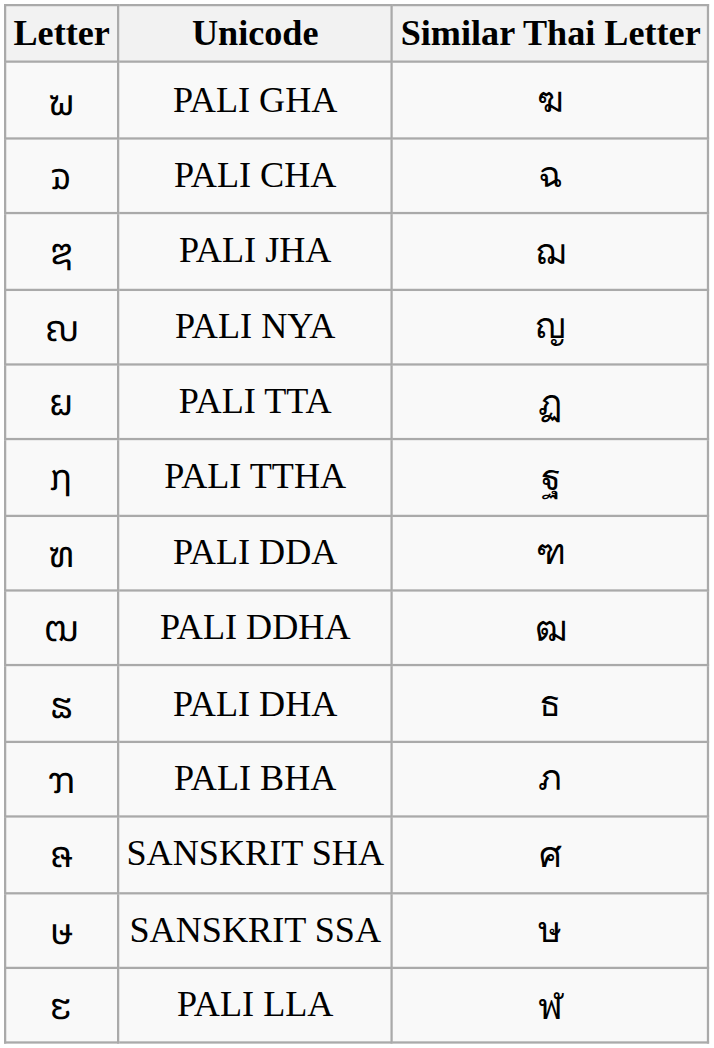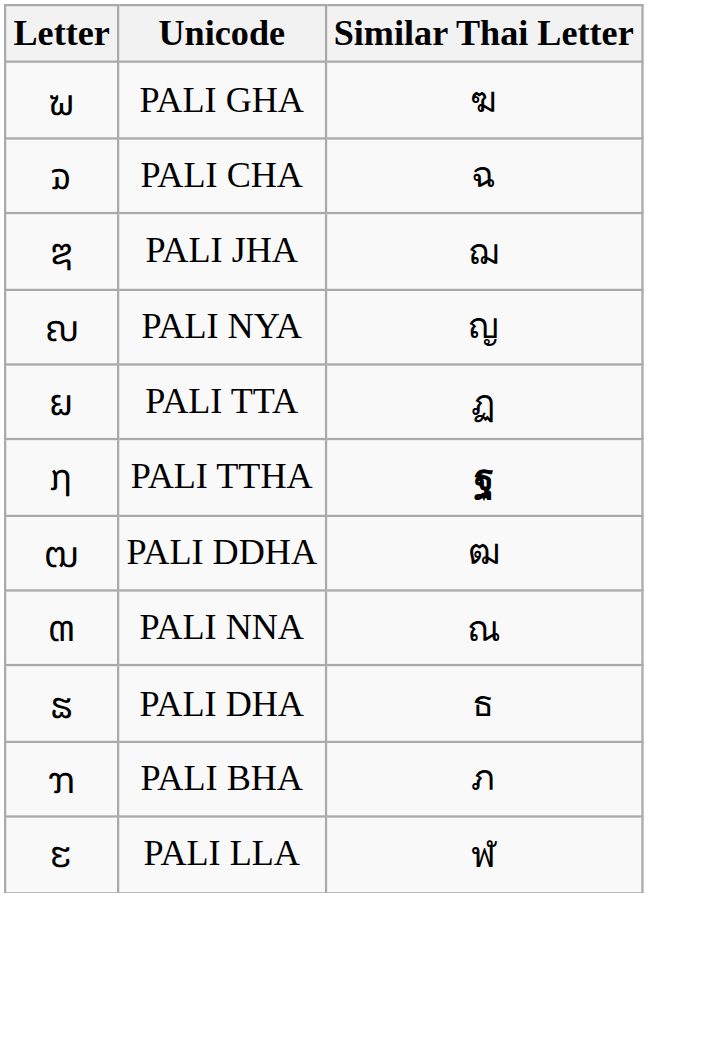(551, 477) normal -> (484, 477) bold
- row: (255, 552)
+ row: (222, 627)
- row: (255, 853)
- row: (255, 929)
